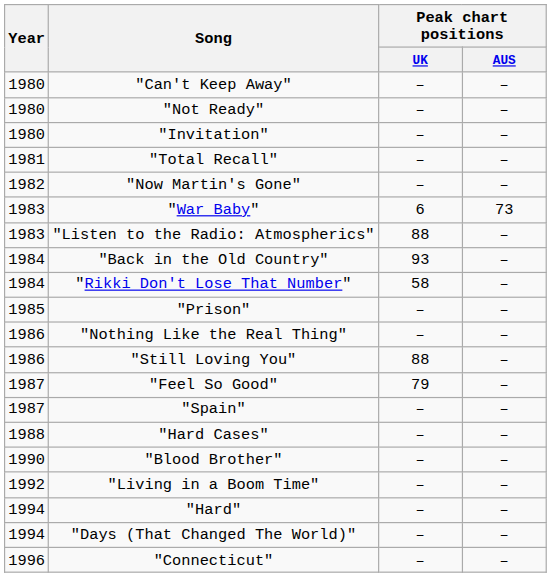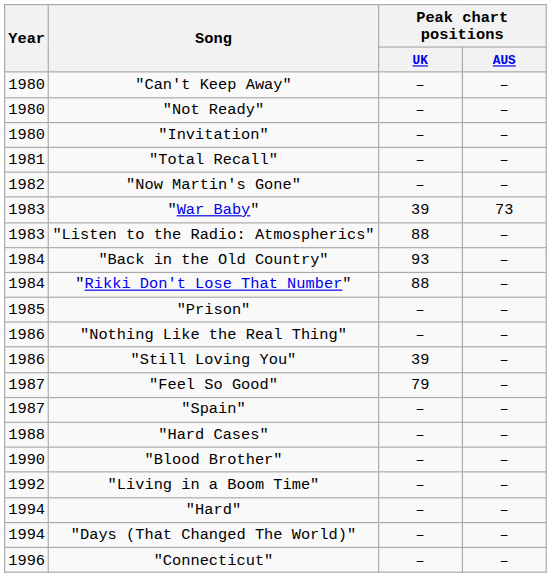(420, 210) 6 -> (420, 210) 39
(420, 285) 58 -> (420, 285) 88
(420, 360) 88 -> (420, 360) 39
